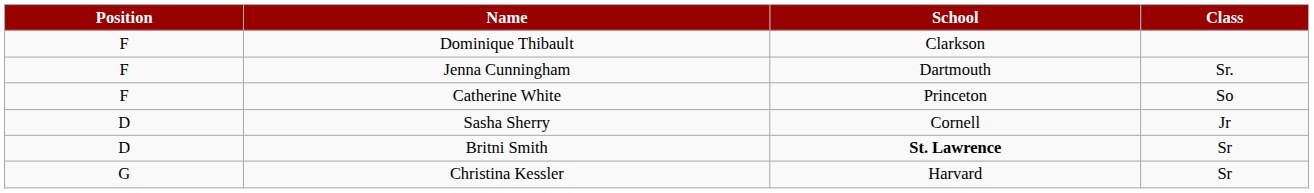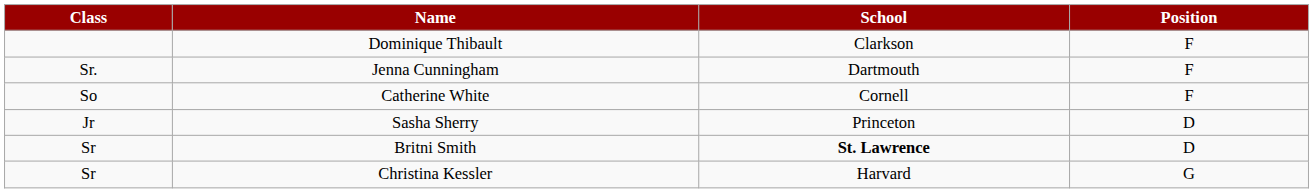columns swapped: (124, 17) <-> (1225, 17)
(955, 95) Princeton -> (884, 95) Cornell
(955, 122) Cornell -> (884, 122) Princeton
